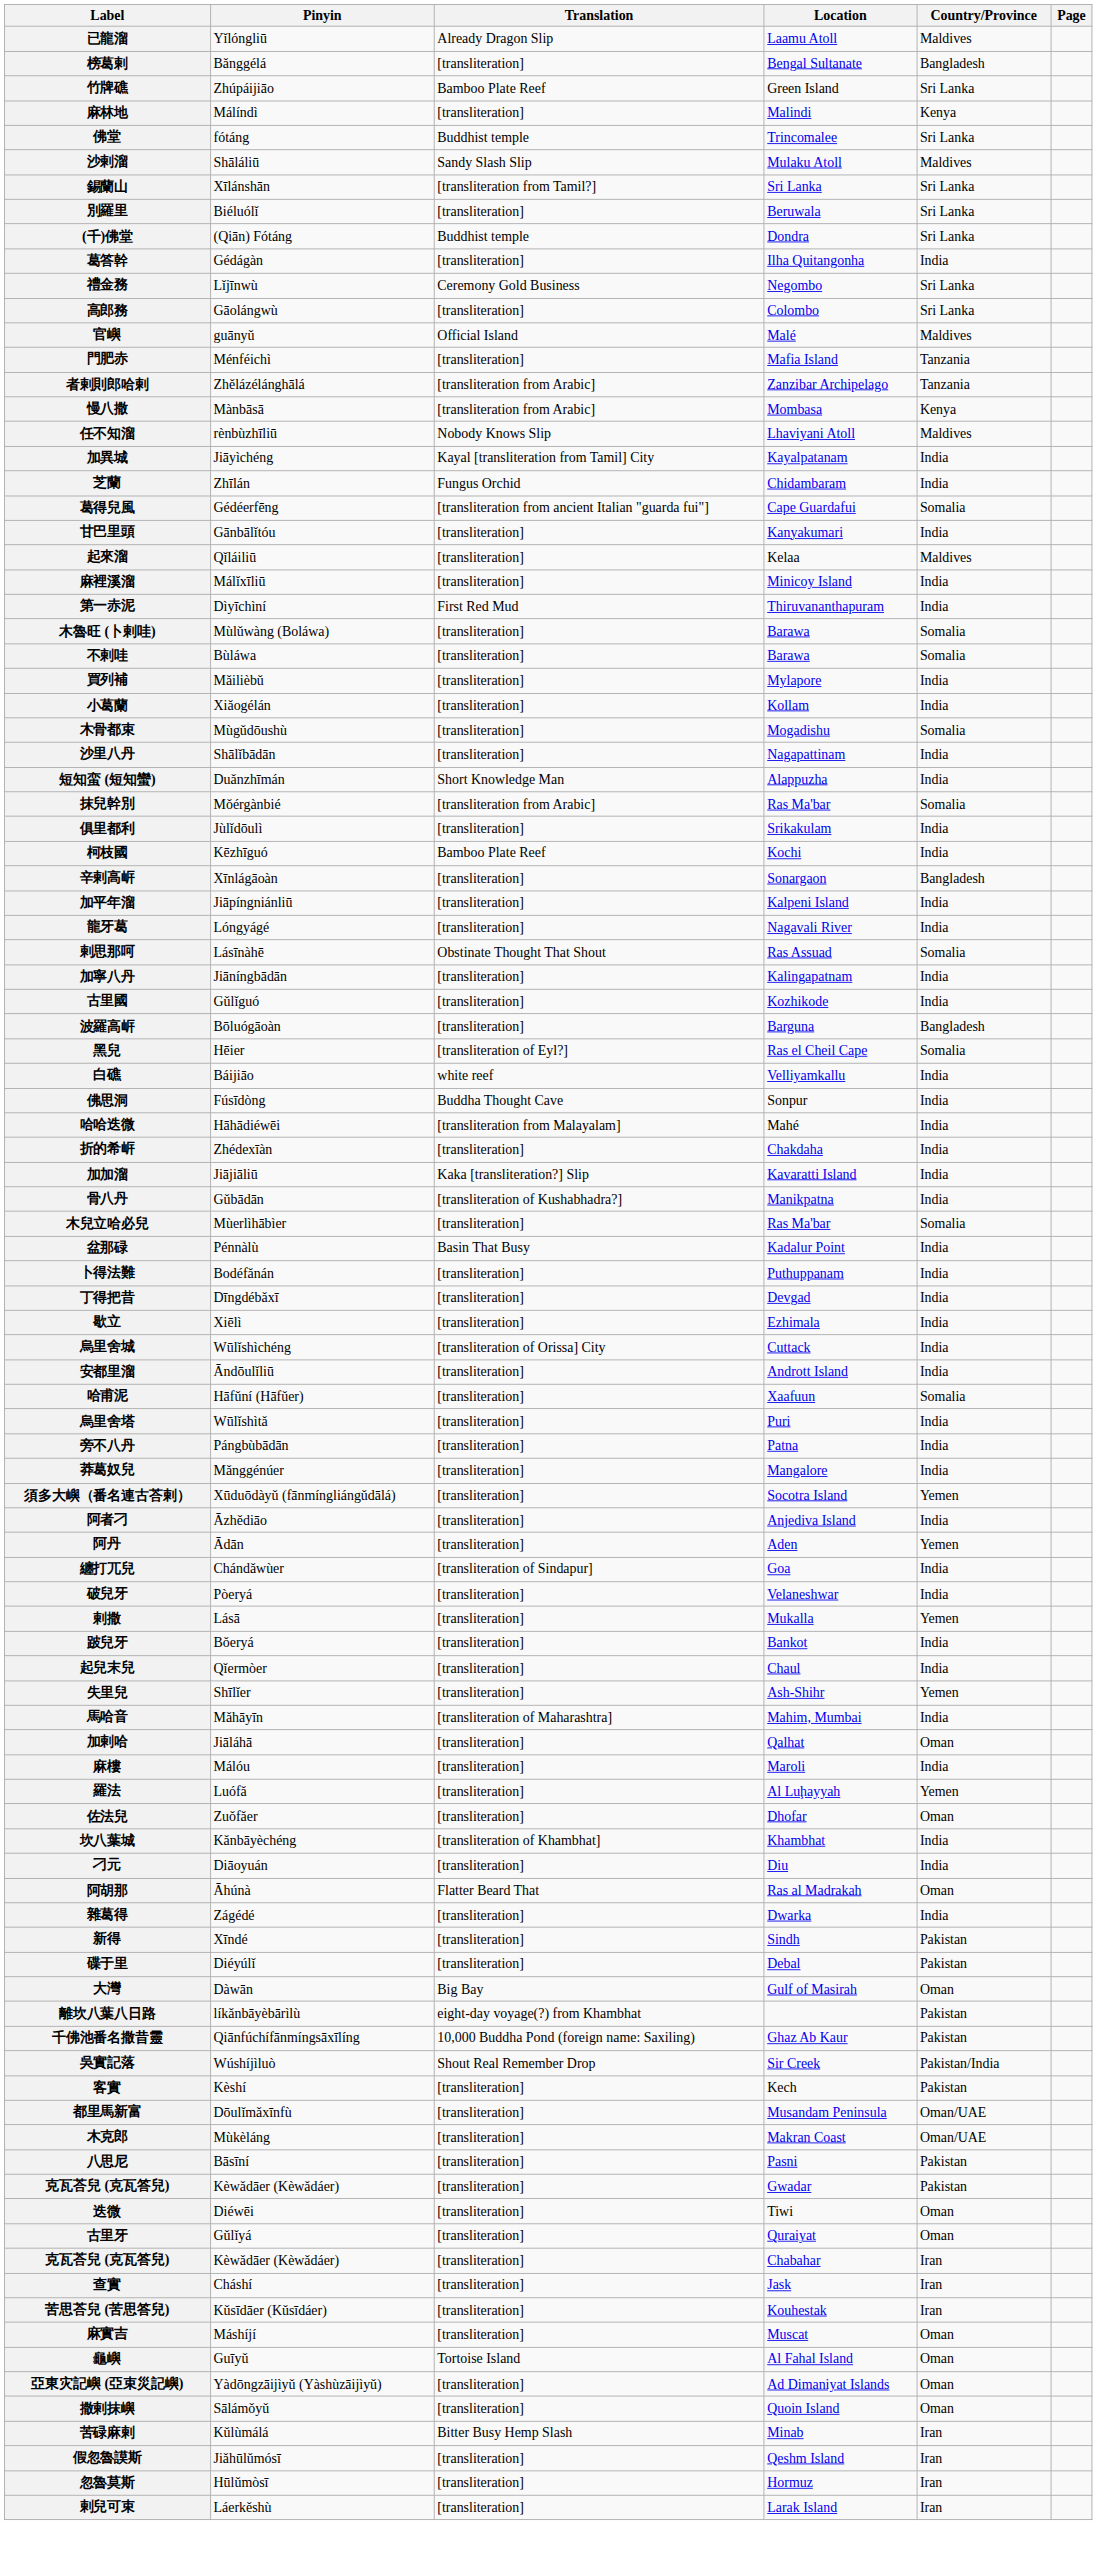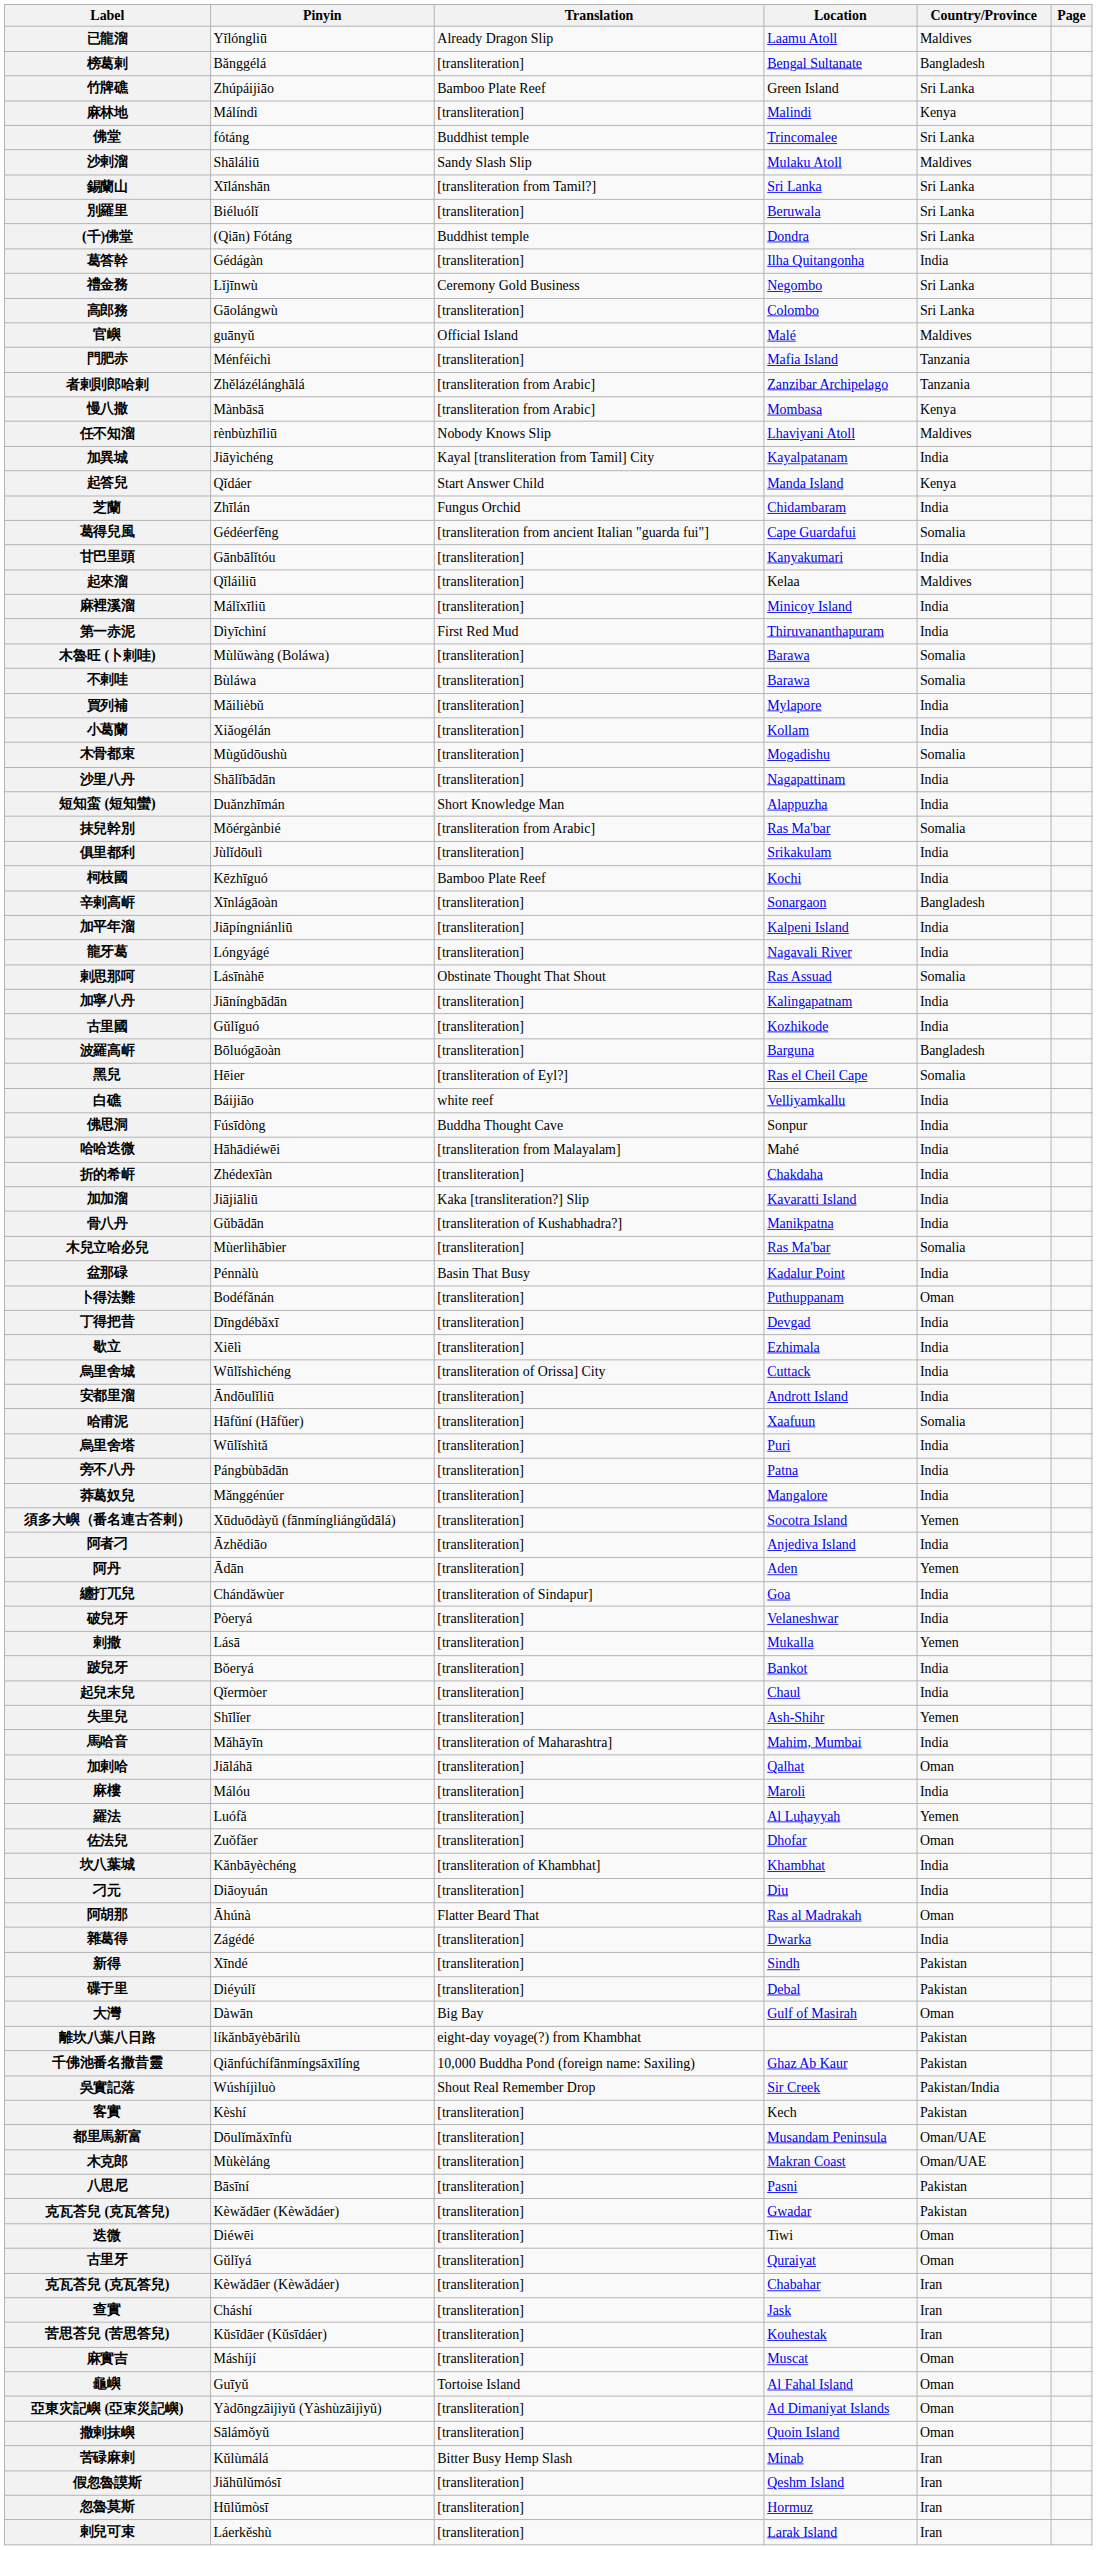+ row: (107, 482)
(934, 1273) India -> (937, 1297) Oman
